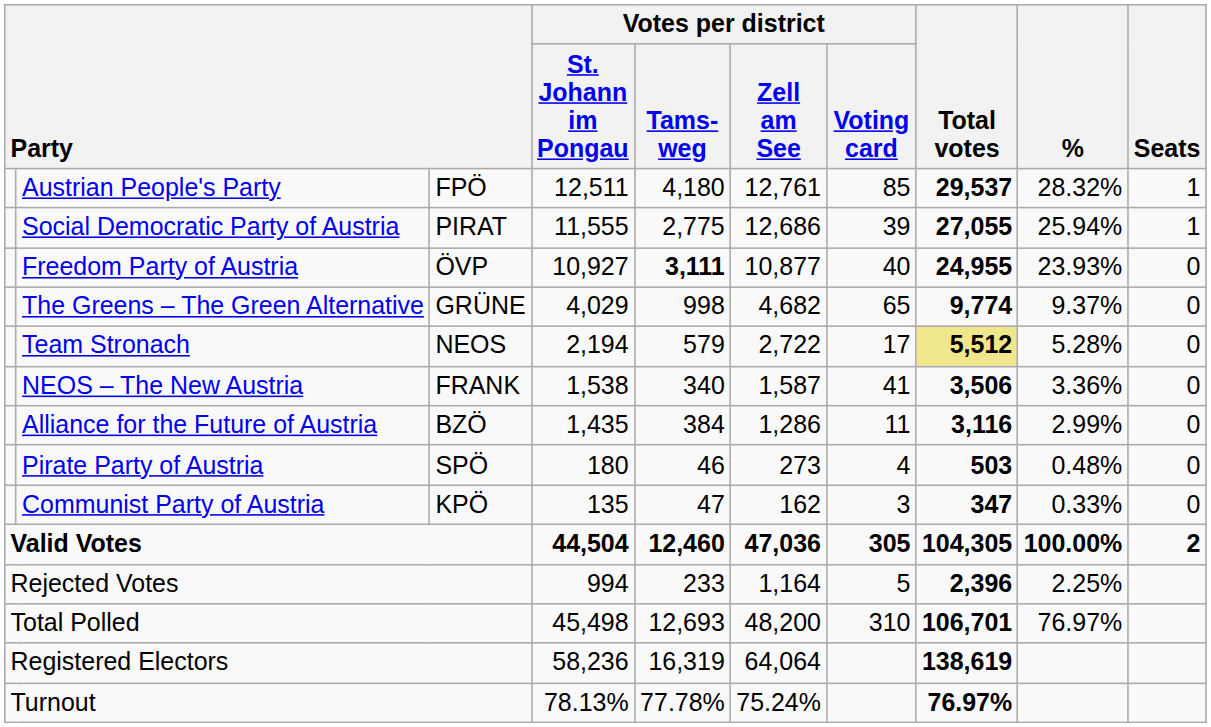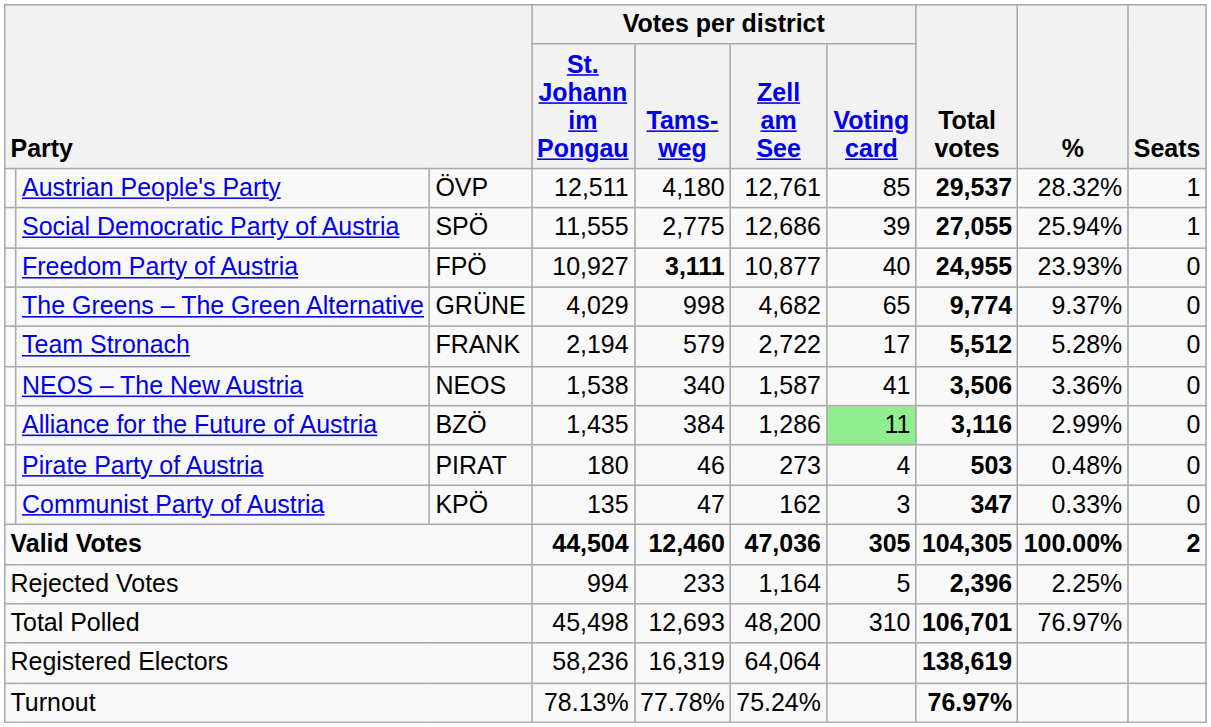(461, 187) FPÖ -> (462, 187) ÖVP
(471, 227) PIRAT -> (462, 227) SPÖ
(462, 266) ÖVP -> (461, 266) FPÖ
(471, 346) NEOS -> (478, 346) FRANK
(981, 346) khaki background -> (981, 346) no background
(478, 385) FRANK -> (471, 385) NEOS
(897, 425) no background -> (897, 425) lightgreen background
(462, 464) SPÖ -> (471, 464) PIRAT
